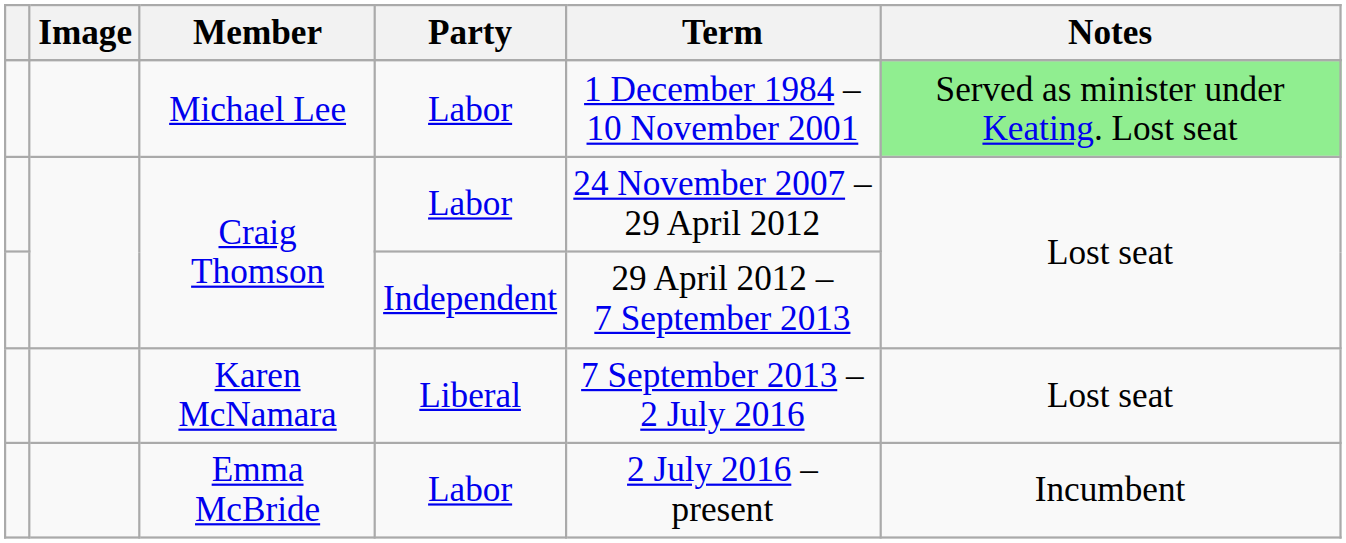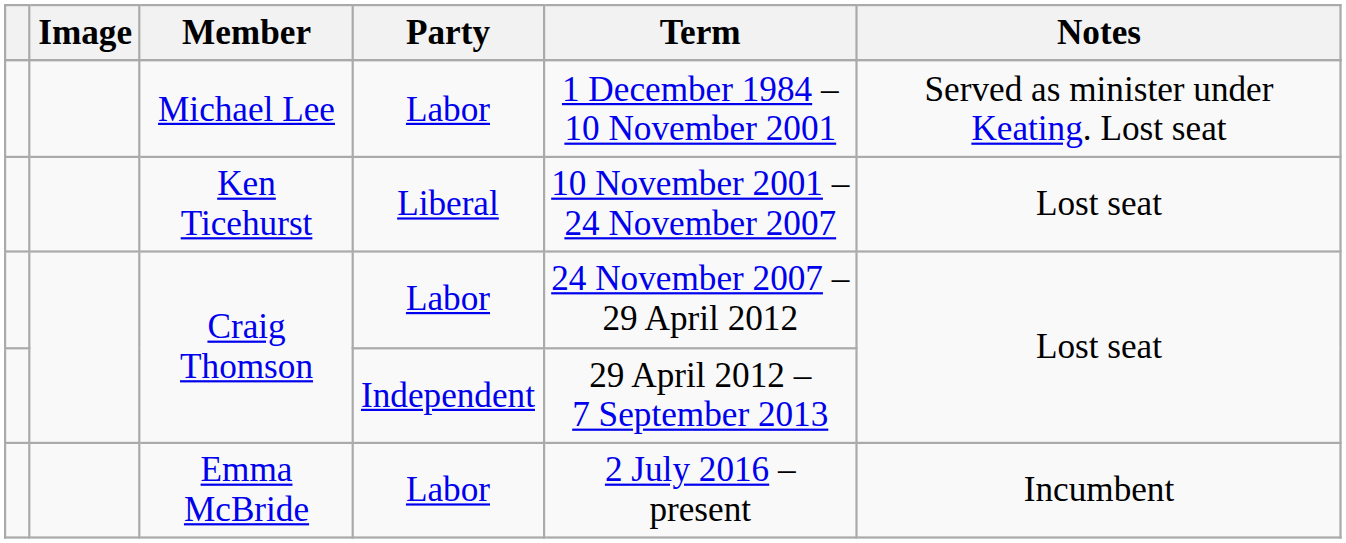(1110, 108) lightgreen background -> (1099, 108) no background
+ row: (247, 203)
- row: (258, 394)
